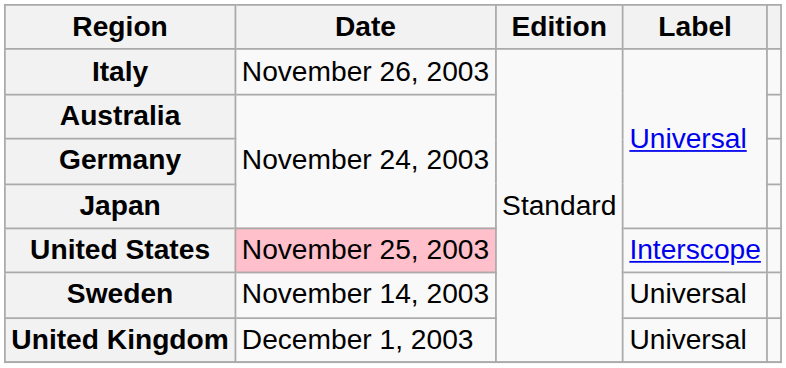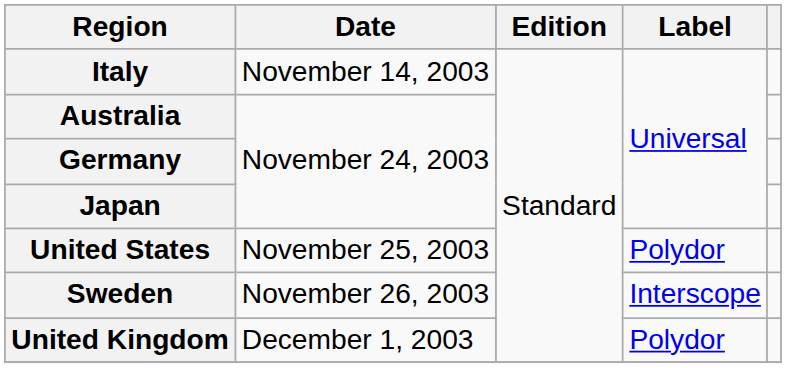(365, 71) November 26, 2003 -> (365, 71) November 14, 2003
(365, 250) pink background -> (365, 250) no background
(695, 250) Interscope -> (677, 250) Polydor
(365, 294) November 14, 2003 -> (365, 294) November 26, 2003
(688, 294) Universal -> (695, 294) Interscope
(688, 339) Universal -> (677, 339) Polydor
